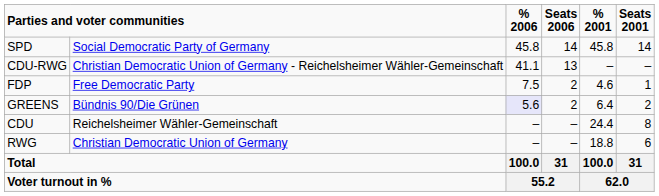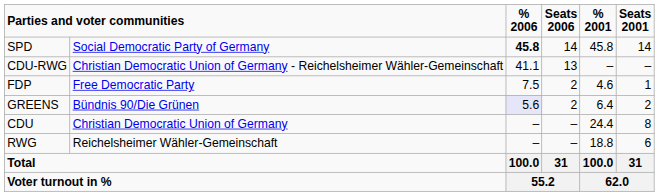(527, 47) normal -> (527, 47) bold
(175, 124) Reichelsheimer Wähler-Gemeinschaft -> (180, 124) Christian Democratic Union of Germany
(180, 143) Christian Democratic Union of Germany -> (175, 143) Reichelsheimer Wähler-Gemeinschaft
